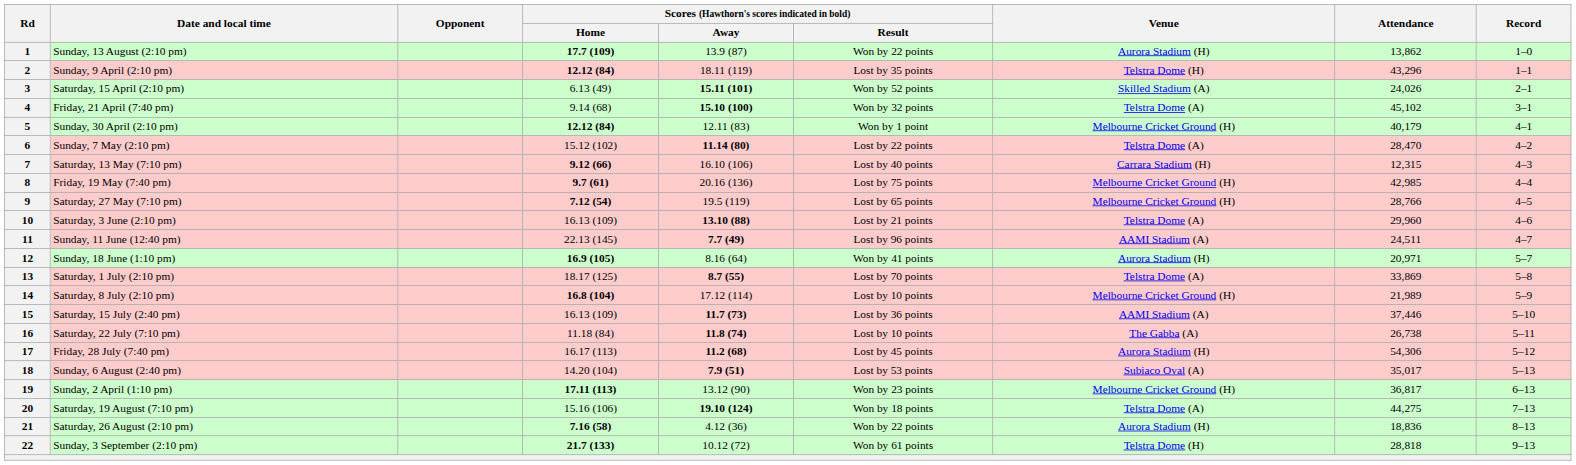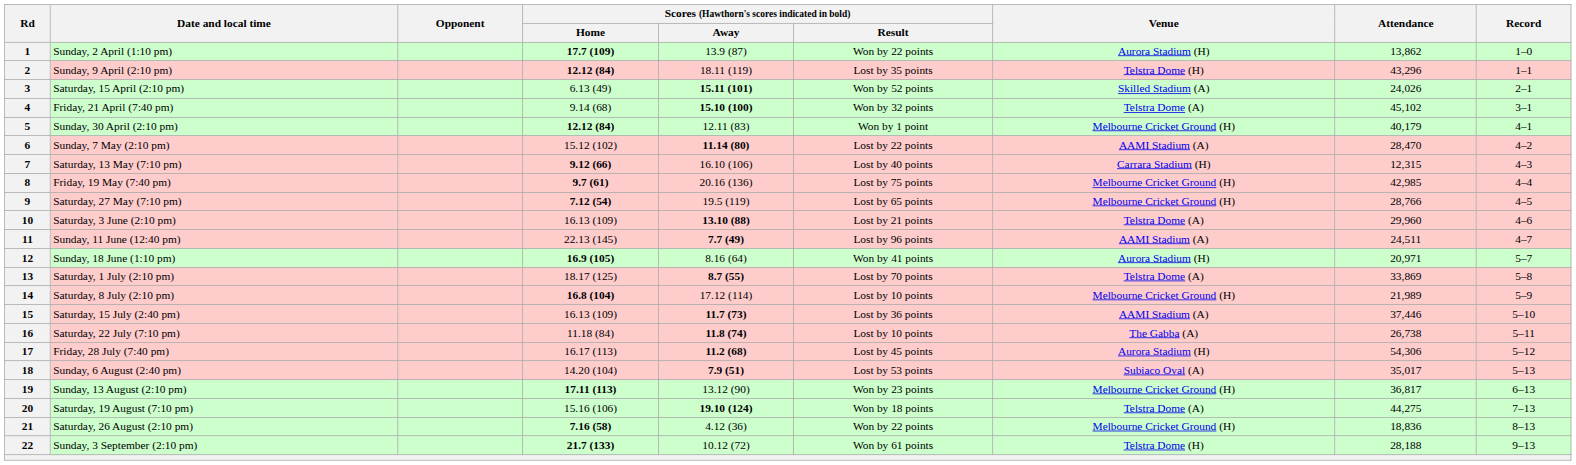(120, 51) Sunday, 13 August (2:10 pm) -> (113, 51) Sunday, 2 April (1:10 pm)
(1164, 145) Telstra Dome (A) -> (1164, 145) AAMI Stadium (A)
(113, 389) Sunday, 2 April (1:10 pm) -> (120, 389) Sunday, 13 August (2:10 pm)
(1164, 427) Aurora Stadium (H) -> (1164, 427) Melbourne Cricket Ground (H)
(1406, 445) 28,818 -> (1406, 445) 28,188
